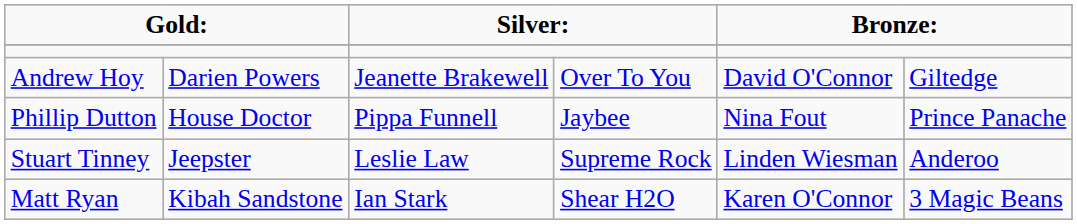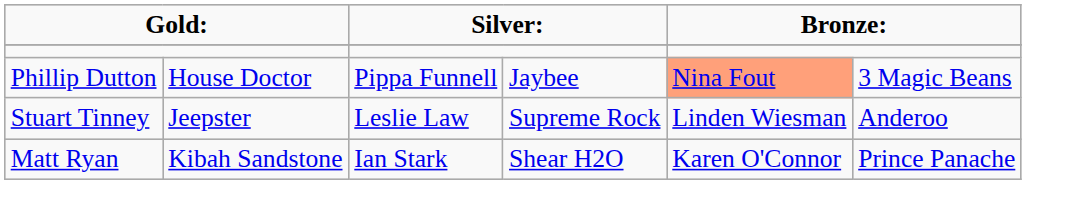- row: (77, 77)
(775, 117) no background -> (724, 77) lightsalmon background
(988, 117) Prince Panache -> (935, 77) 3 Magic Beans
(986, 198) 3 Magic Beans -> (937, 158) Prince Panache
